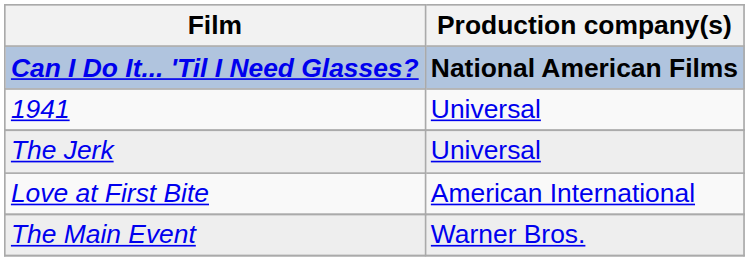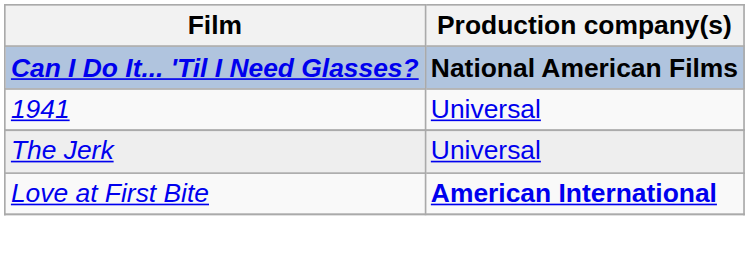(563, 192) normal -> (574, 192) bold
- row: (103, 234)
